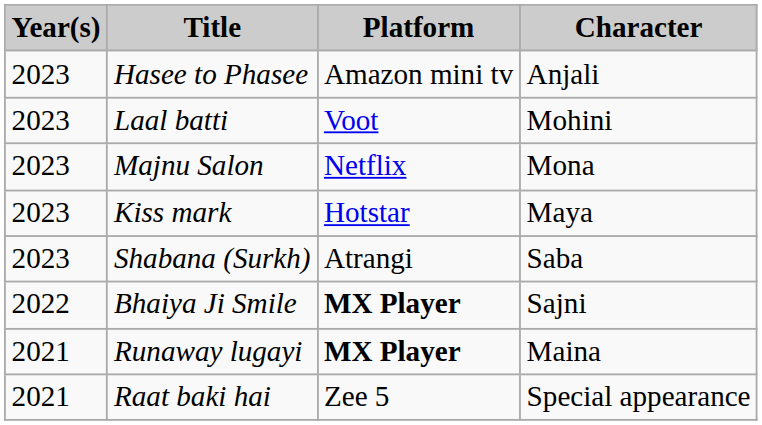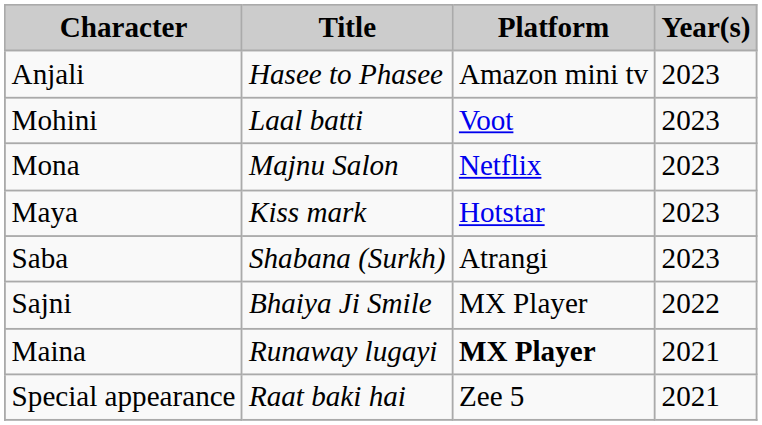columns swapped: (56, 27) <-> (639, 27)
(392, 304) bold -> (523, 304) normal
